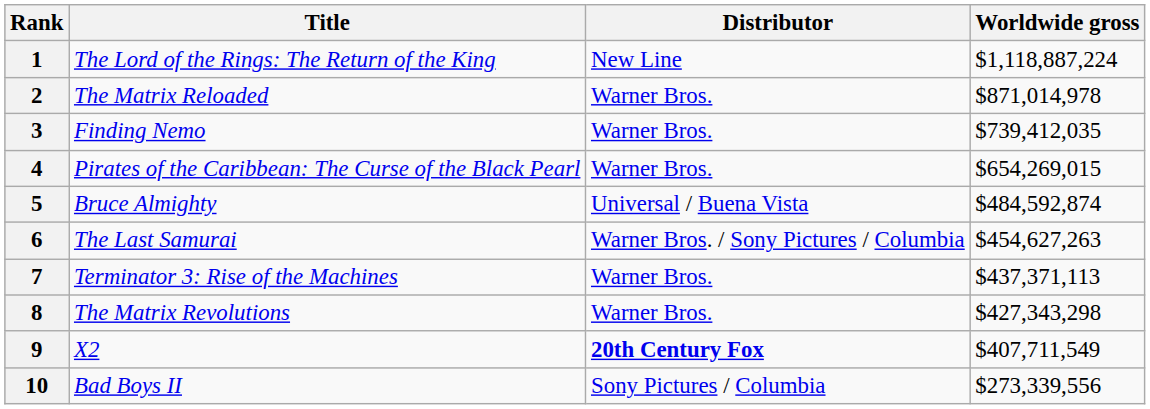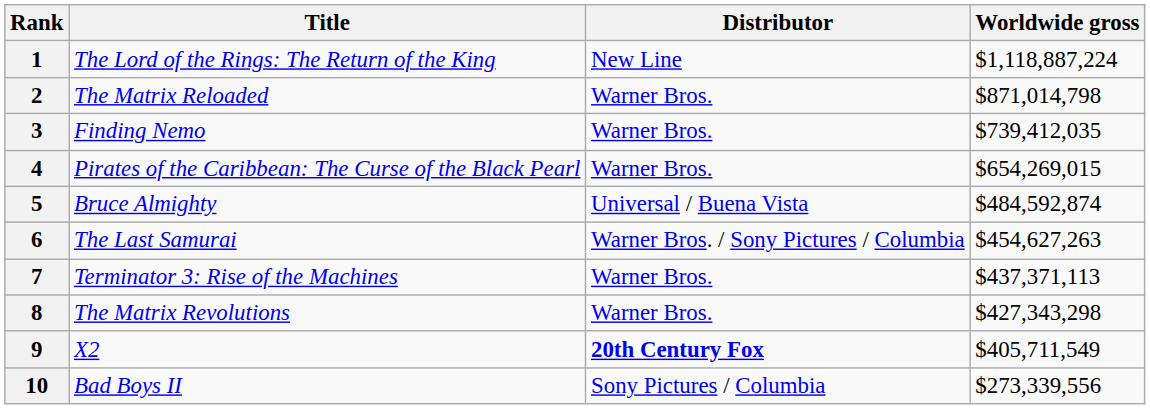(1038, 95) $871,014,978 -> (1038, 95) $871,014,798
(1038, 349) $407,711,549 -> (1038, 349) $405,711,549
